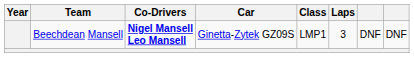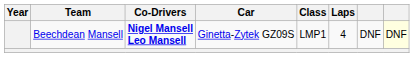(343, 35) 3 -> (343, 35) 4
(396, 35) no background -> (396, 35) lightyellow background
